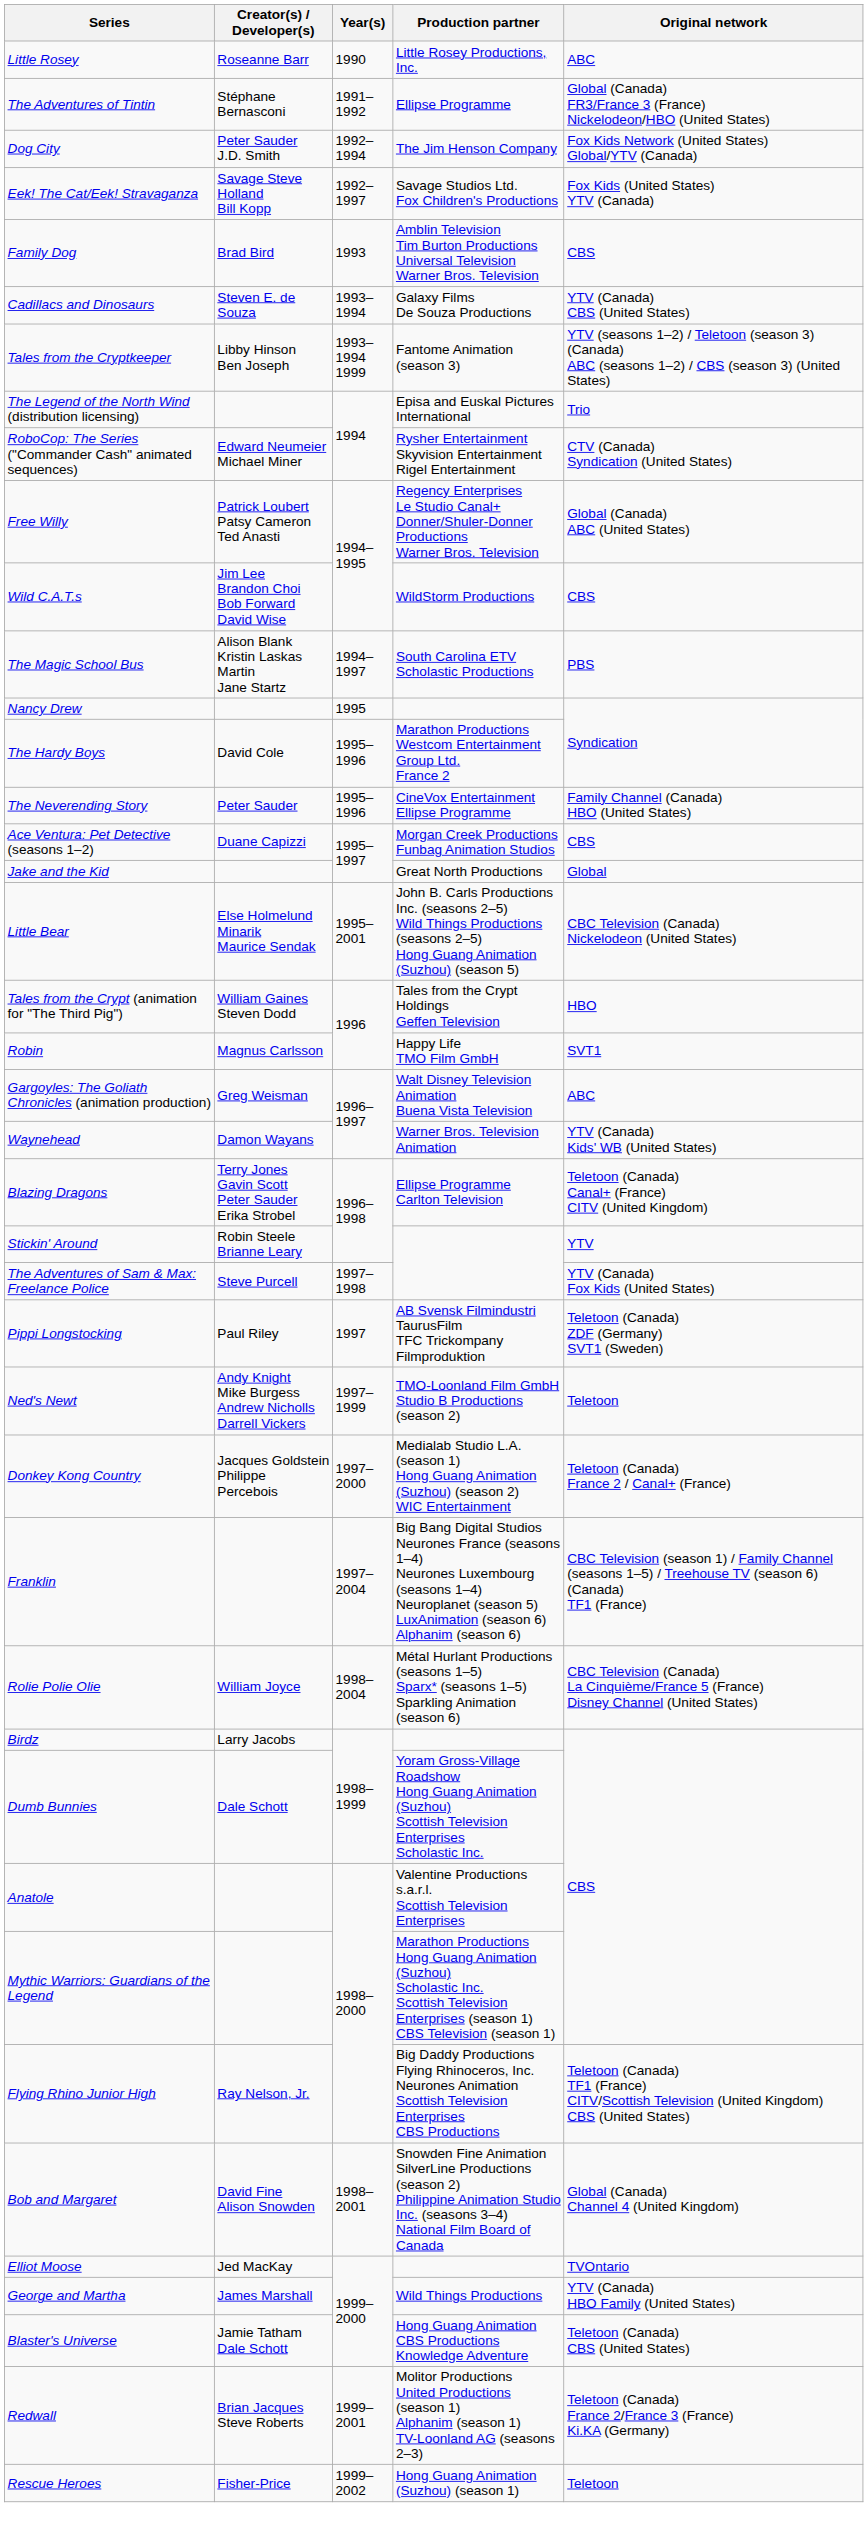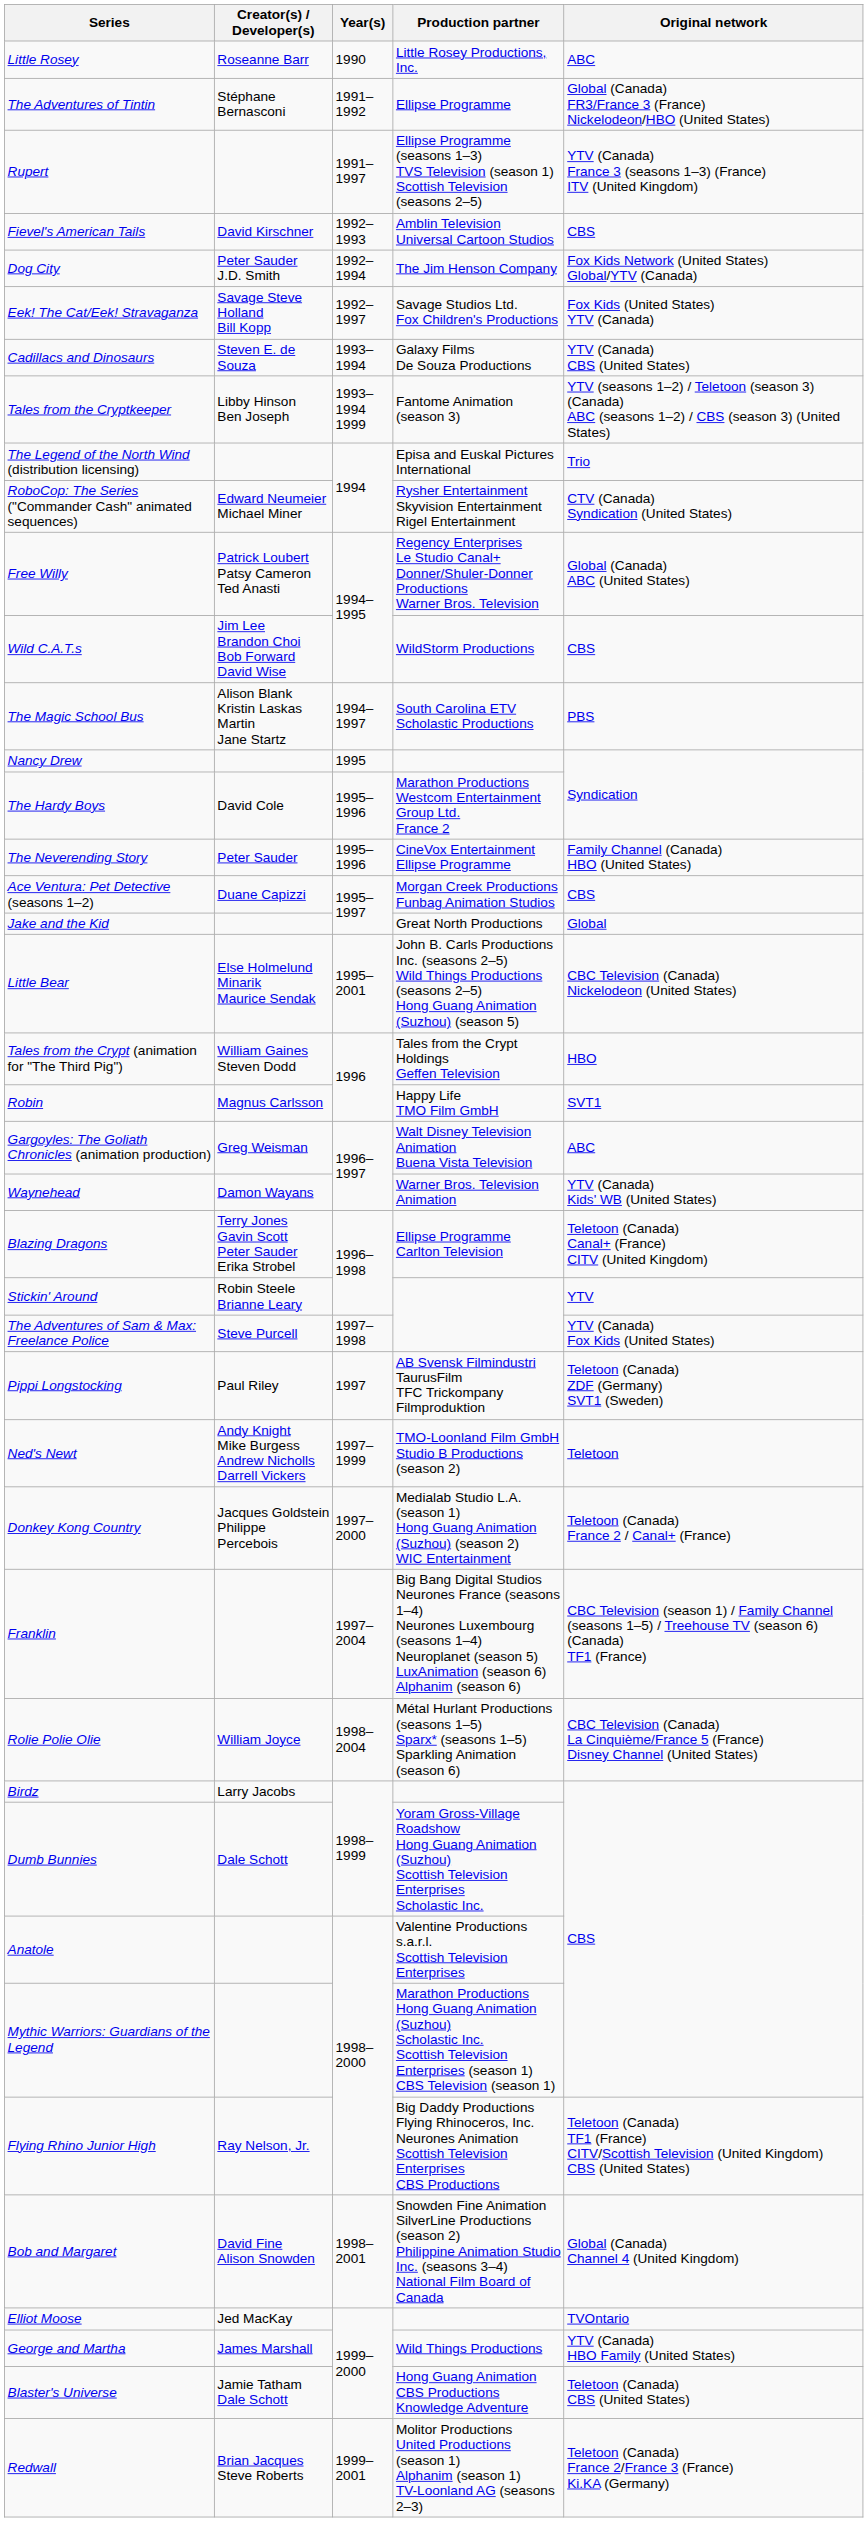+ row: (28, 171)
+ row: (76, 231)
- row: (42, 253)
- row: (54, 2483)
